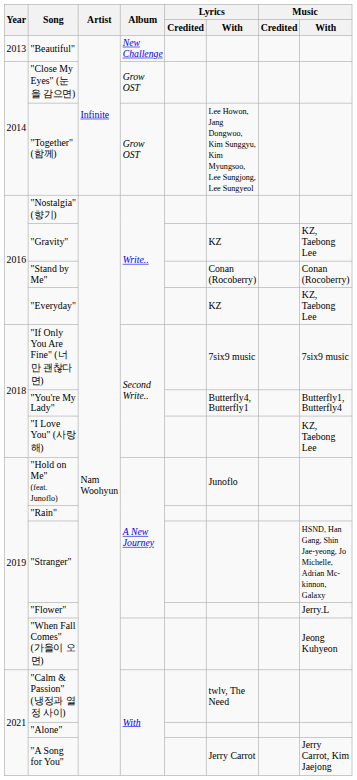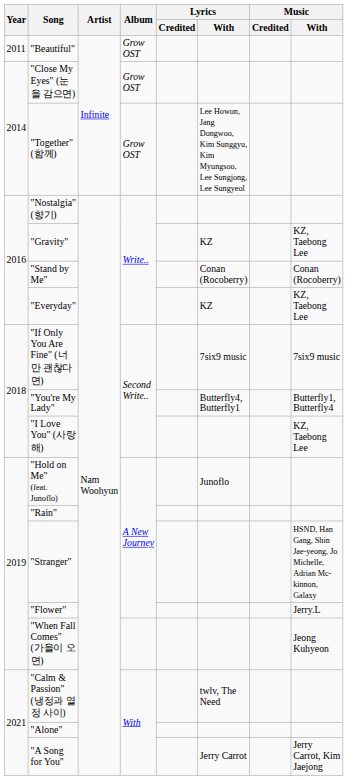(16, 48) 2013 -> (16, 48) 2011
(143, 48) New Challenge -> (134, 48) Grow OST
